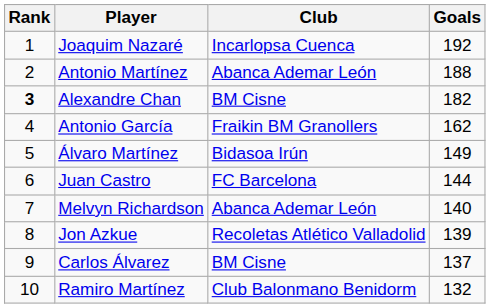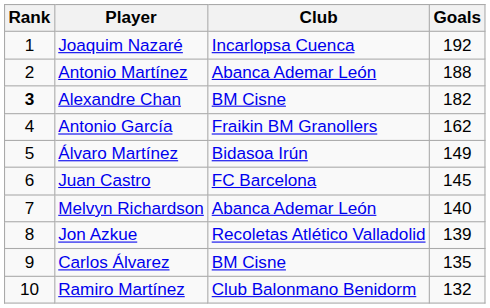(457, 180) 144 -> (457, 180) 145
(457, 262) 137 -> (457, 262) 135
